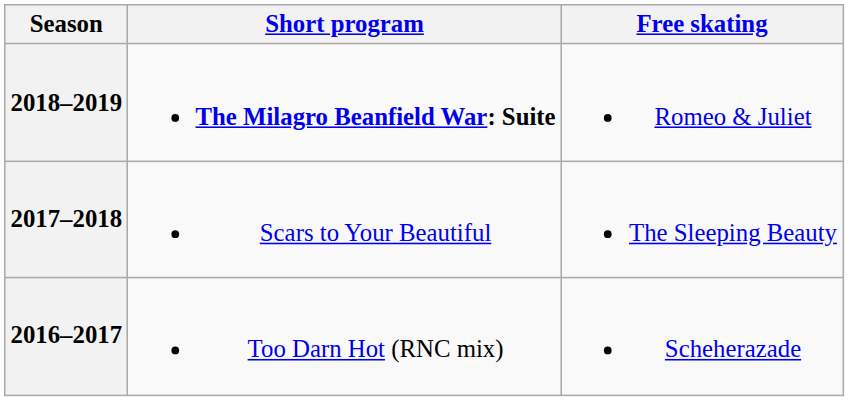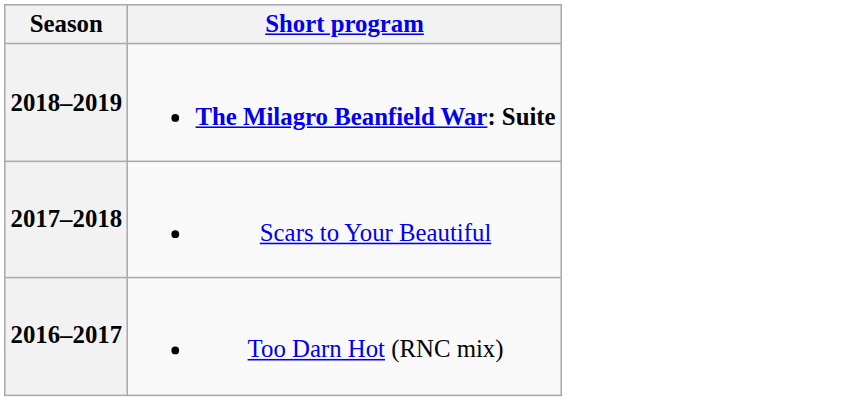- column: (702, 24)
